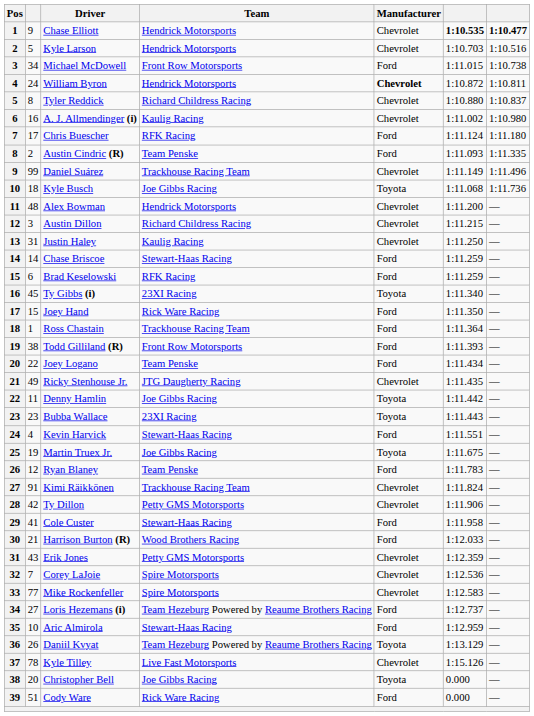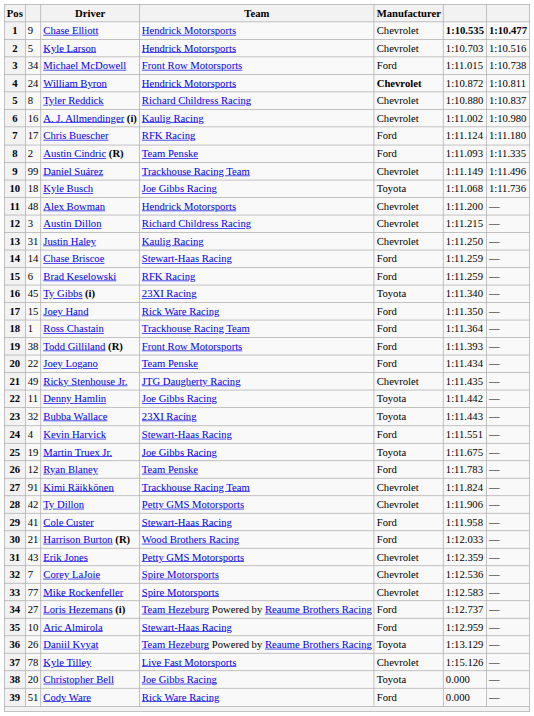(33, 416) 23 -> (33, 416) 32
